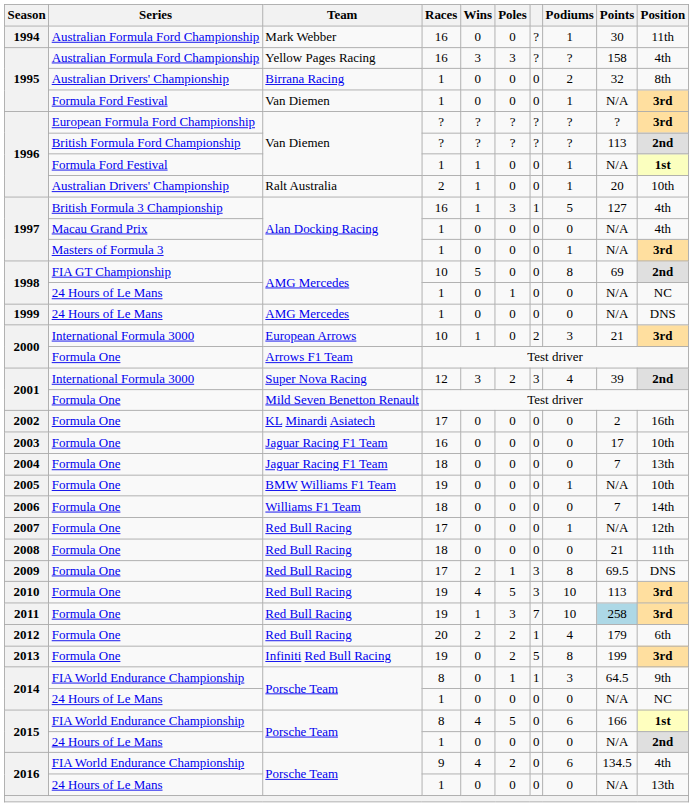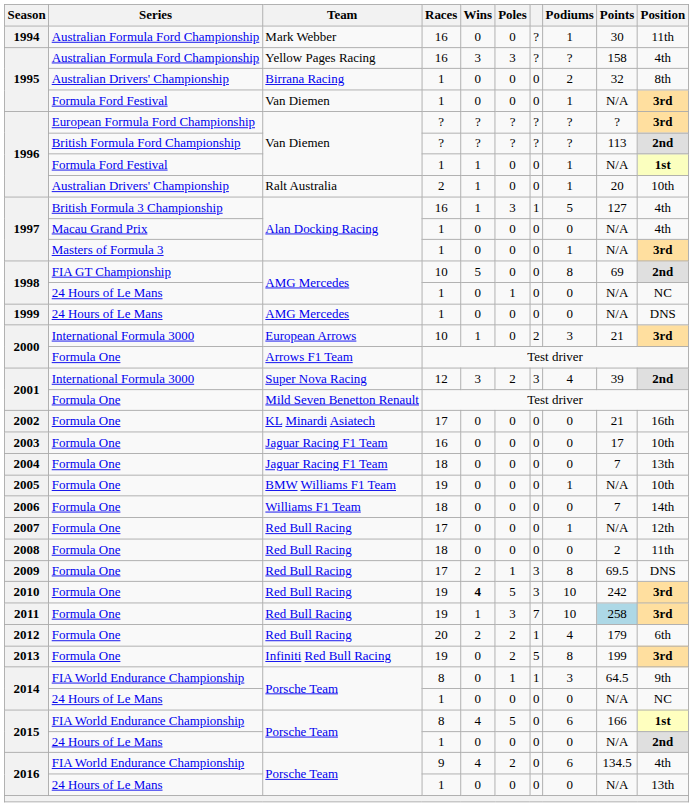(617, 421) 2 -> (617, 421) 21
(617, 549) 21 -> (617, 549) 2
(478, 592) normal -> (478, 592) bold
(617, 592) 113 -> (617, 592) 242
